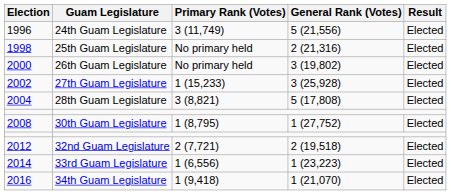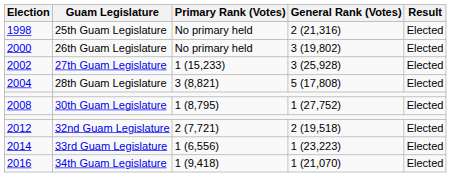- row: (19, 30)
